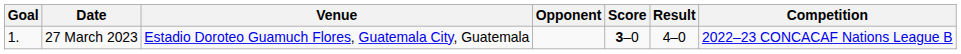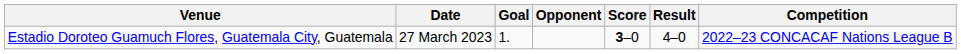columns swapped: (23, 15) <-> (337, 15)
